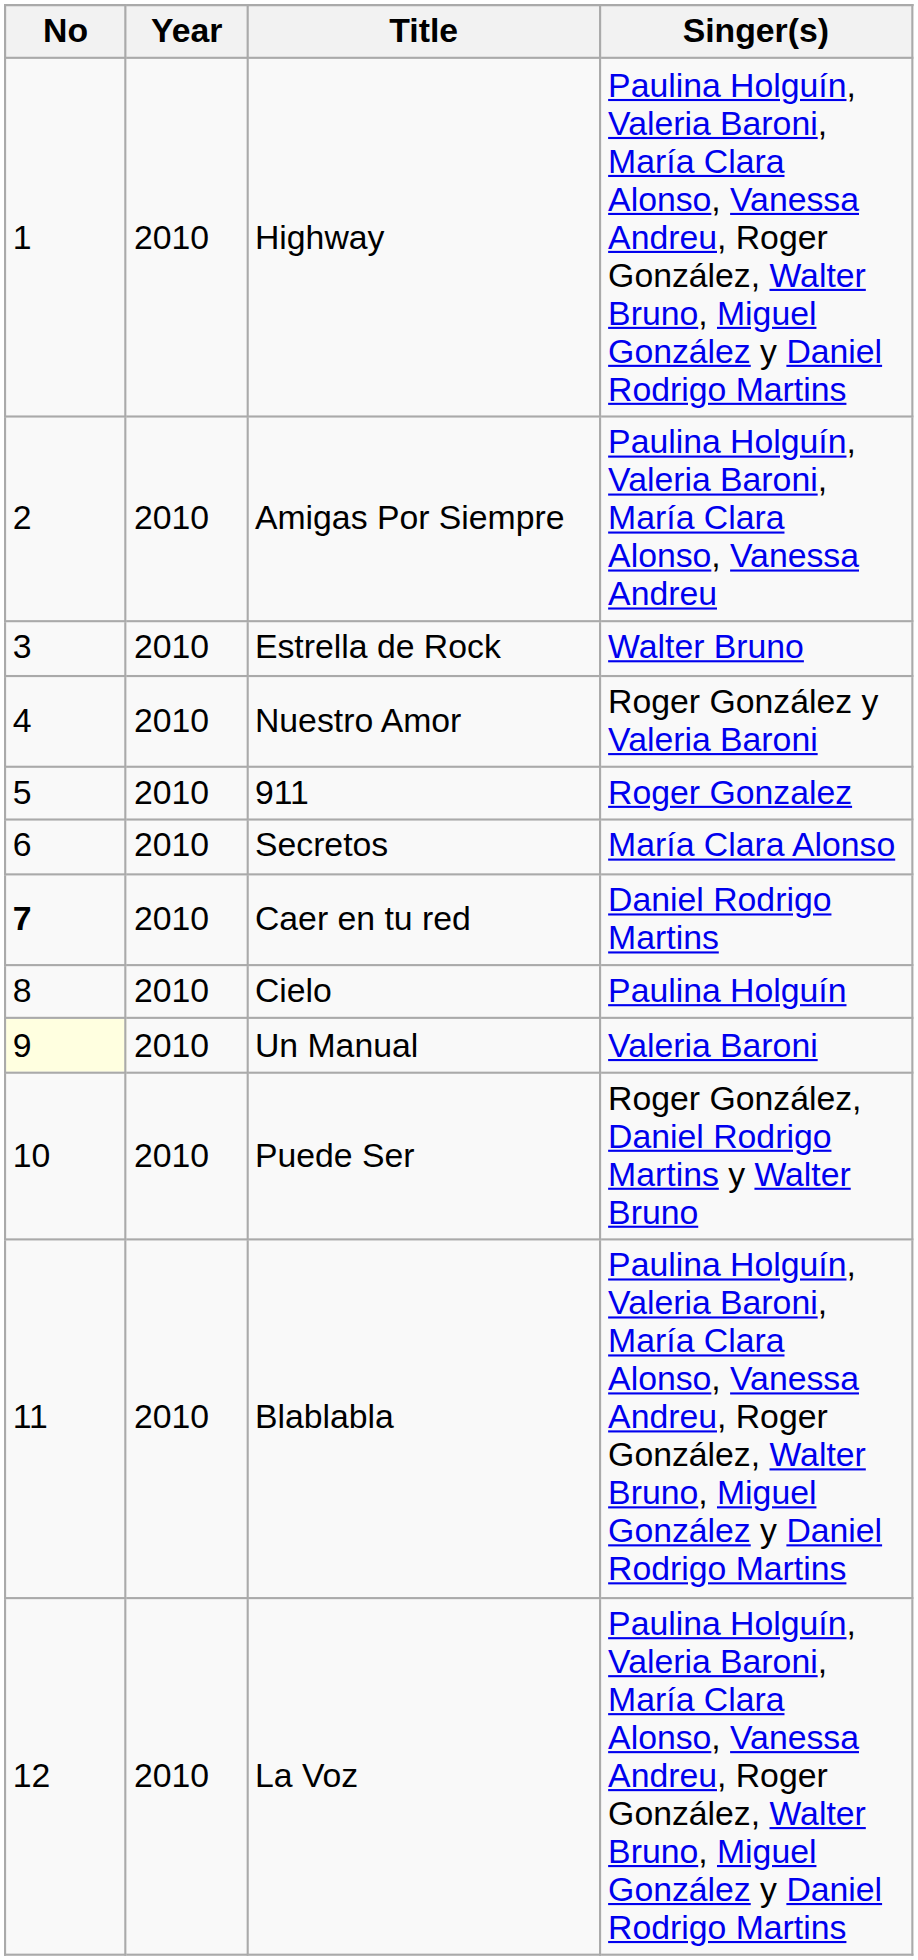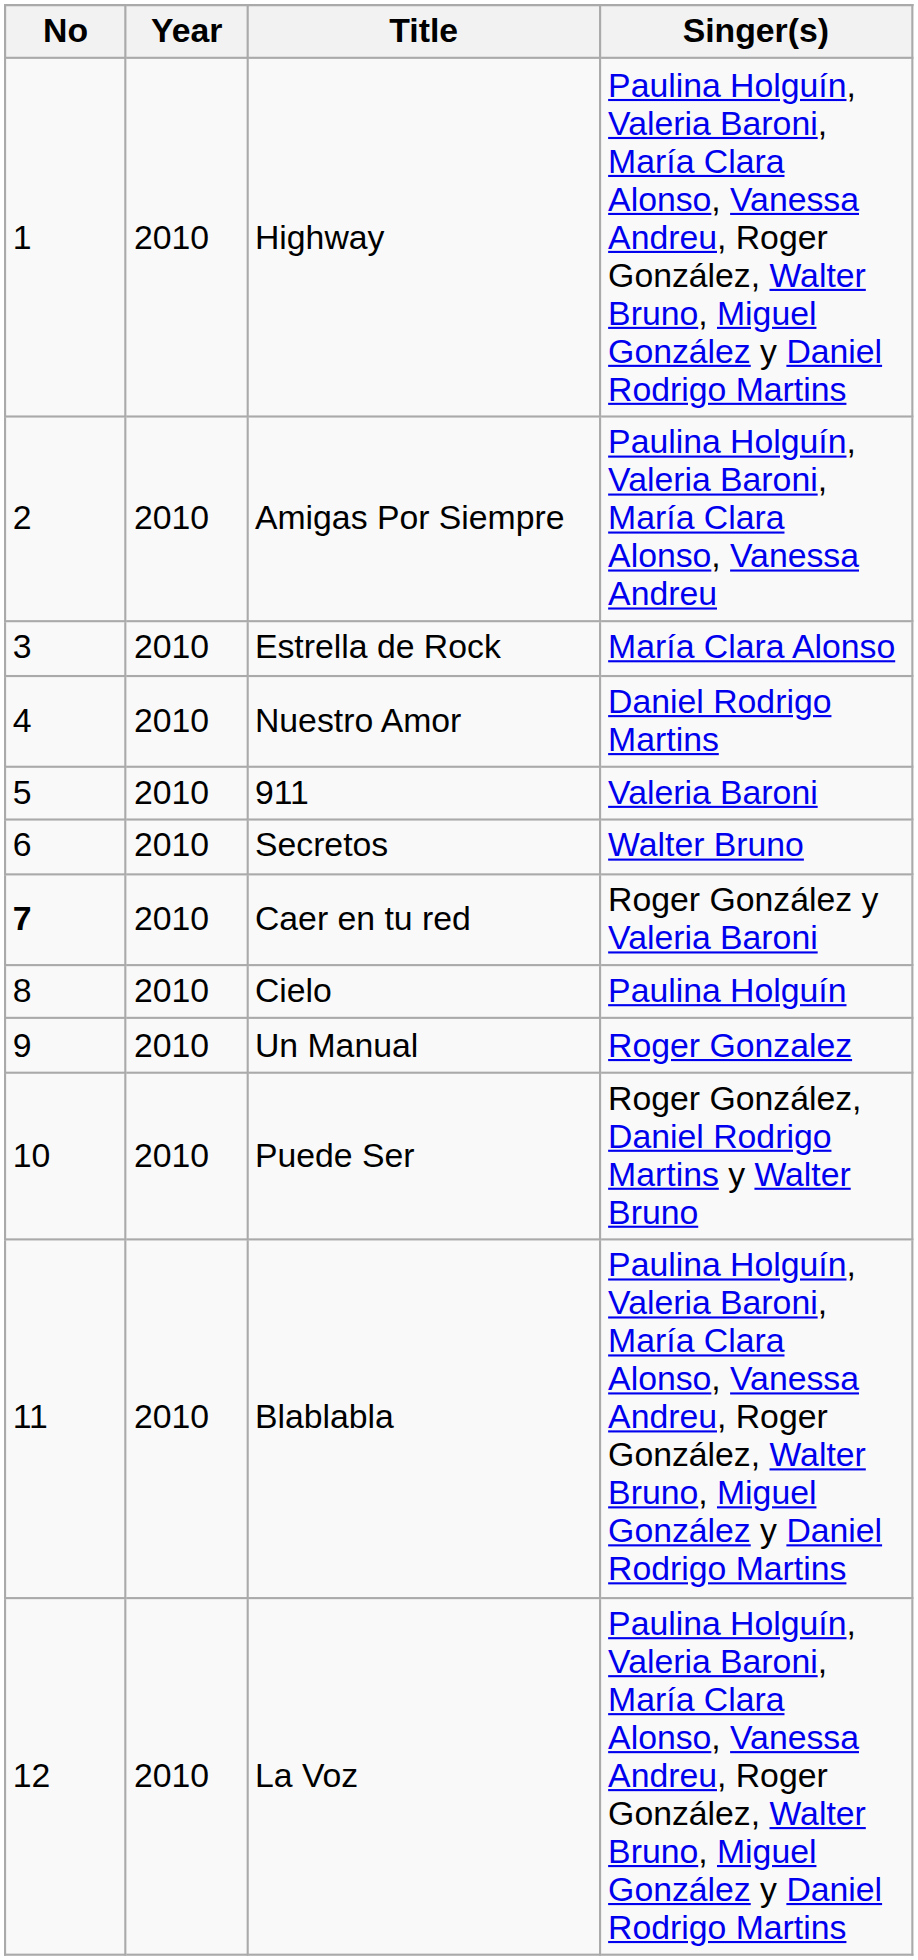(706, 647) Walter Bruno -> (752, 647) María Clara Alonso
(743, 720) Roger González y Valeria Baroni -> (720, 720) Daniel Rodrigo Martins
(730, 792) Roger Gonzalez -> (713, 792) Valeria Baroni
(752, 846) María Clara Alonso -> (706, 846) Walter Bruno
(720, 918) Daniel Rodrigo Martins -> (743, 918) Roger González y Valeria Baroni
(22, 1044) lightyellow background -> (22, 1044) no background
(713, 1044) Valeria Baroni -> (730, 1044) Roger Gonzalez
